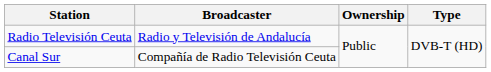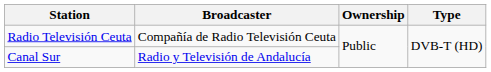(224, 36) Radio y Televisión de Andalucía -> (237, 36) Compañía de Radio Televisión Ceuta
(237, 57) Compañía de Radio Televisión Ceuta -> (224, 57) Radio y Televisión de Andalucía
